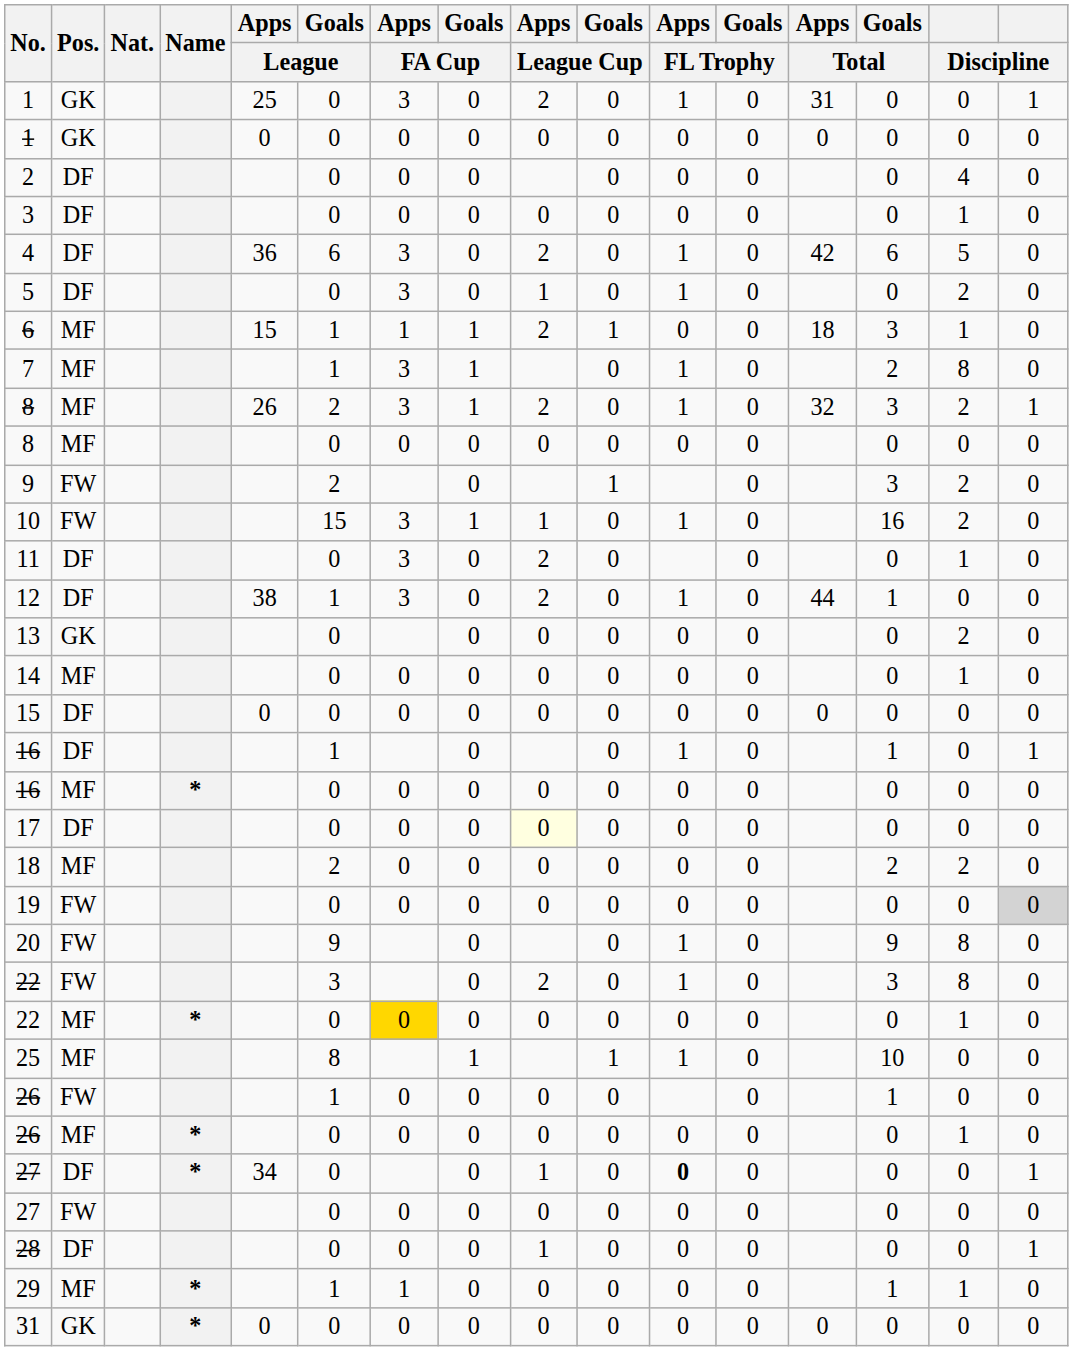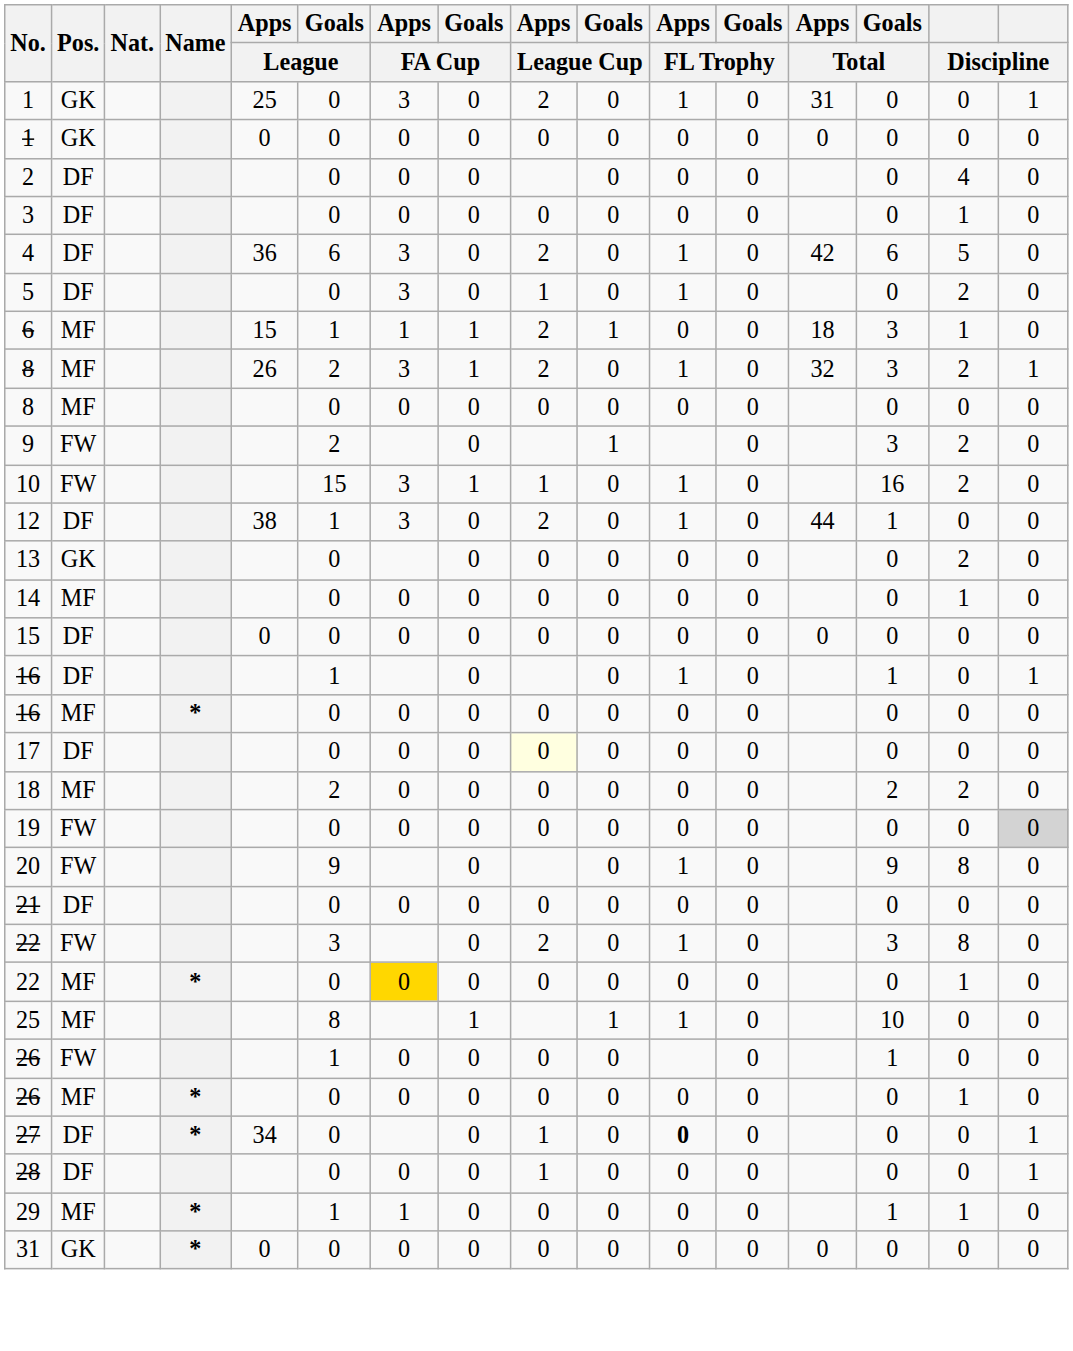- row: (28, 368)
- row: (28, 560)
+ row: (28, 904)
- row: (28, 1211)
